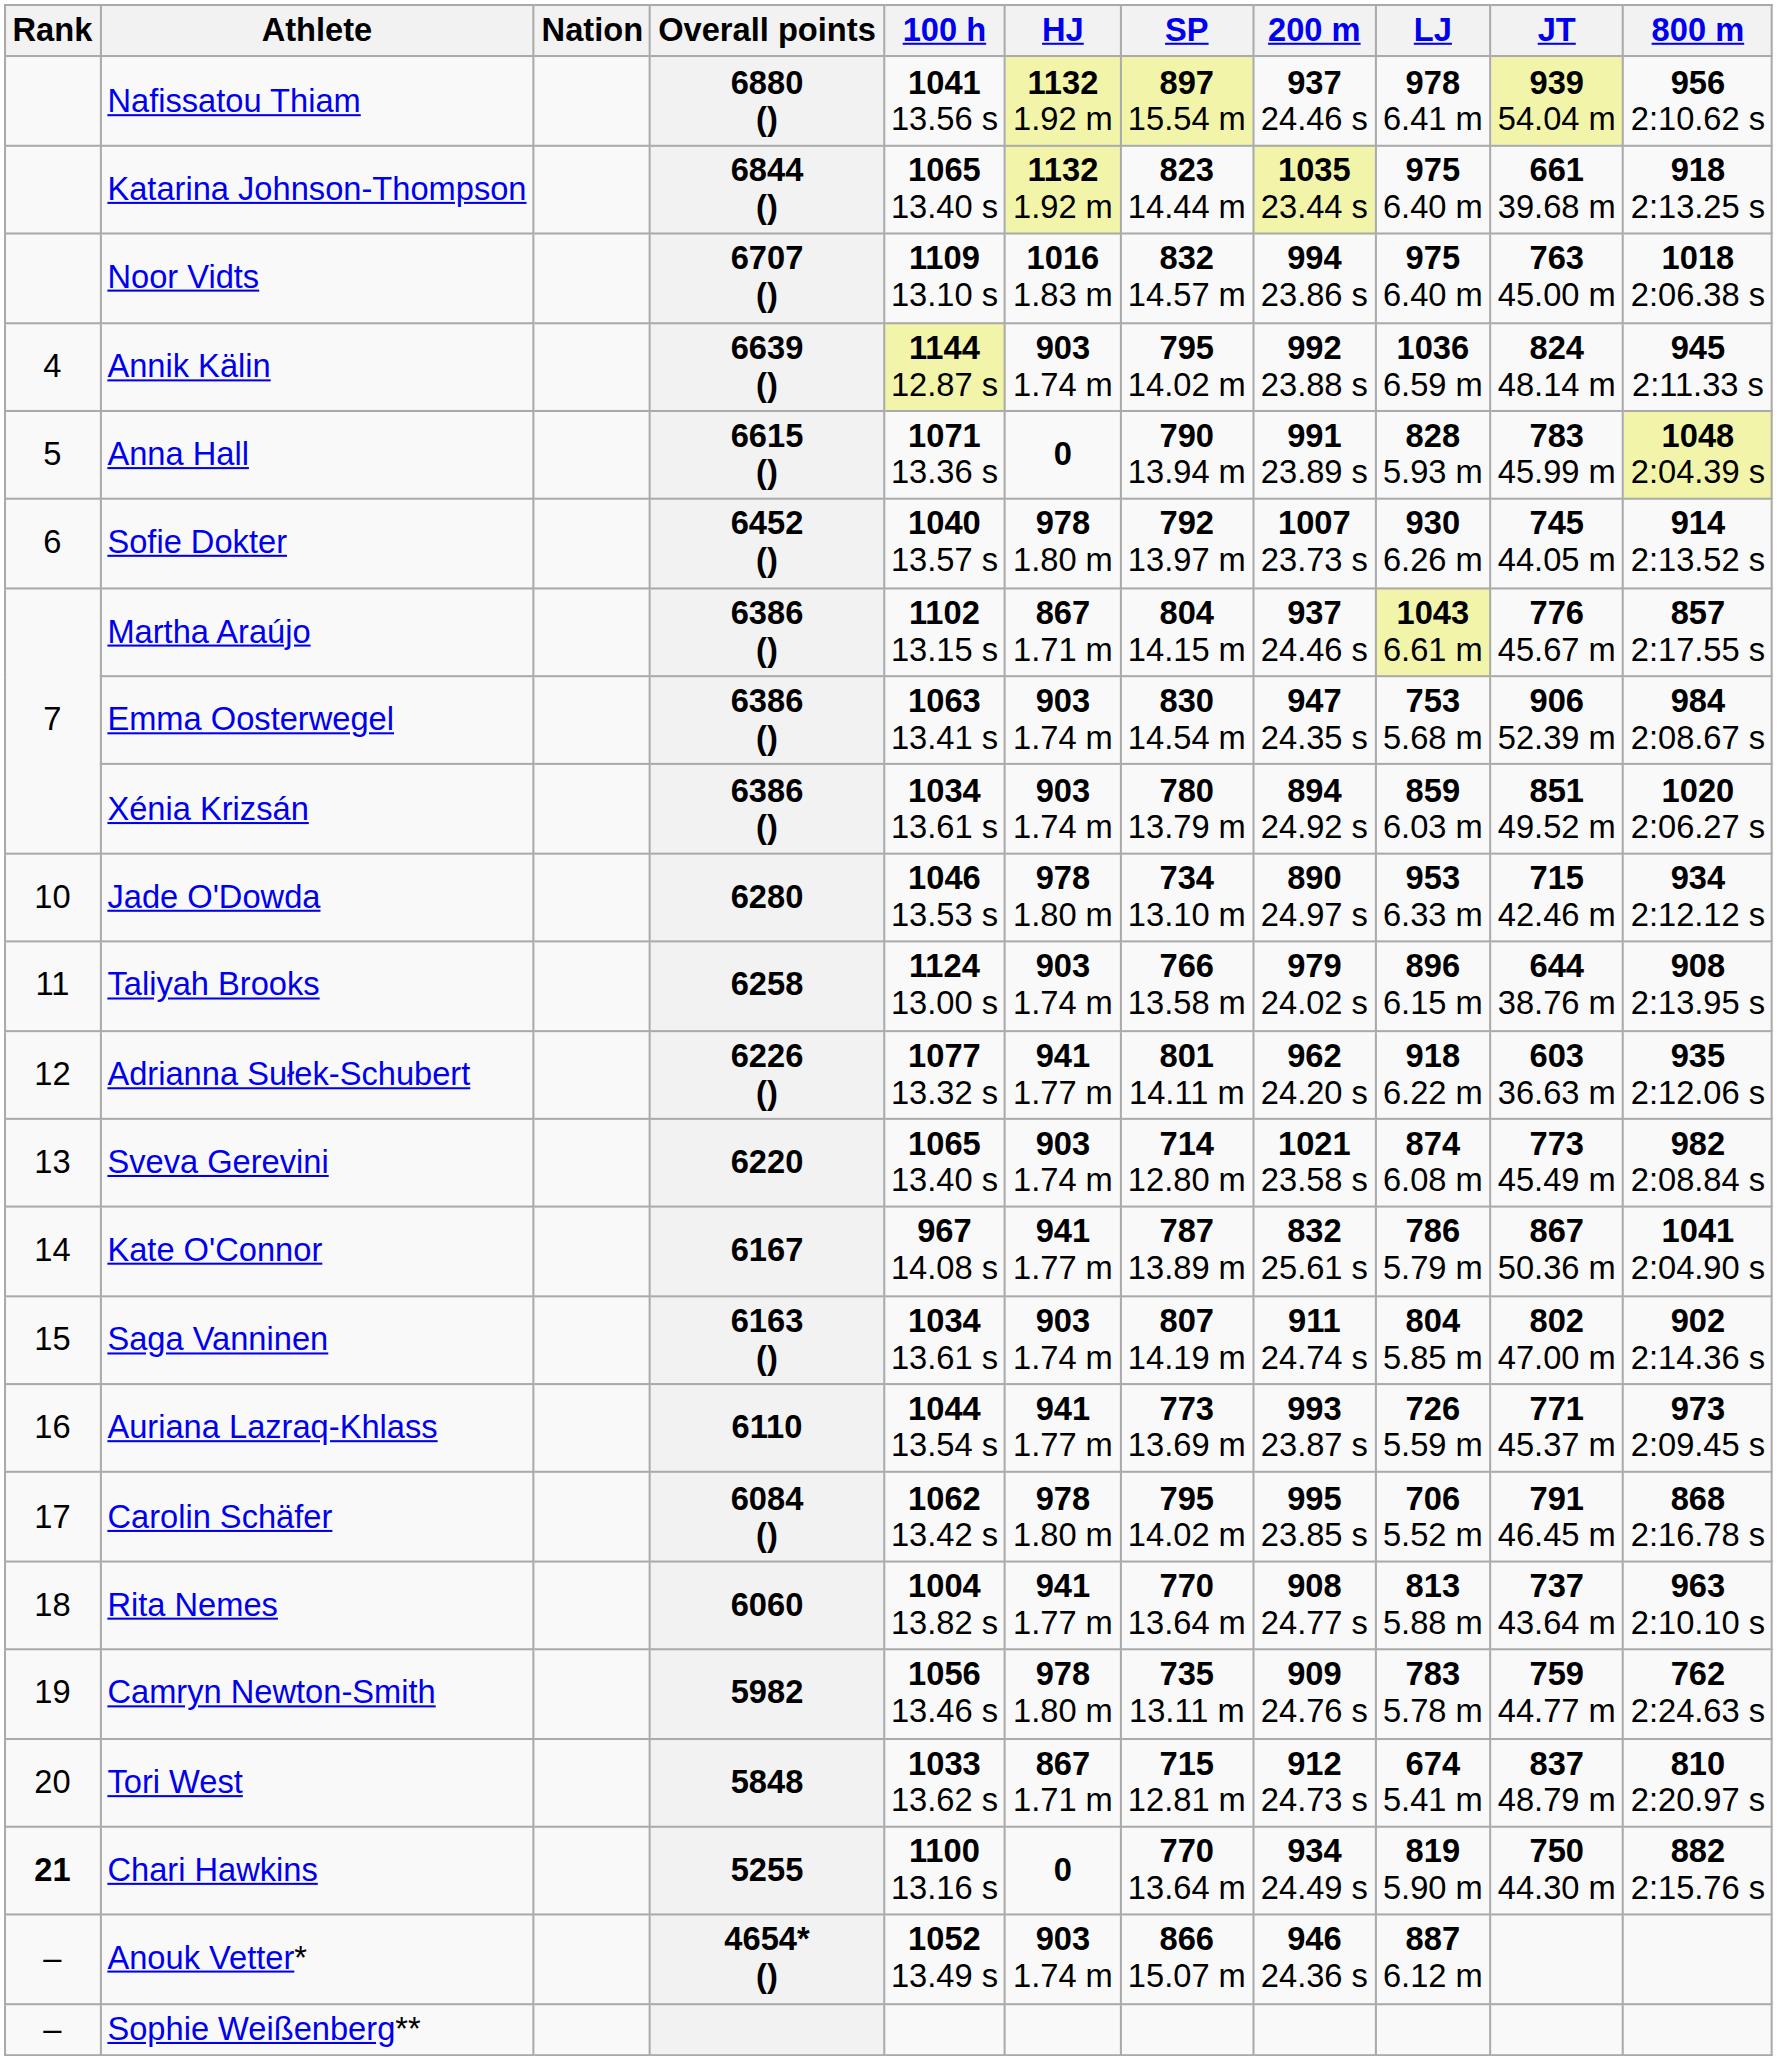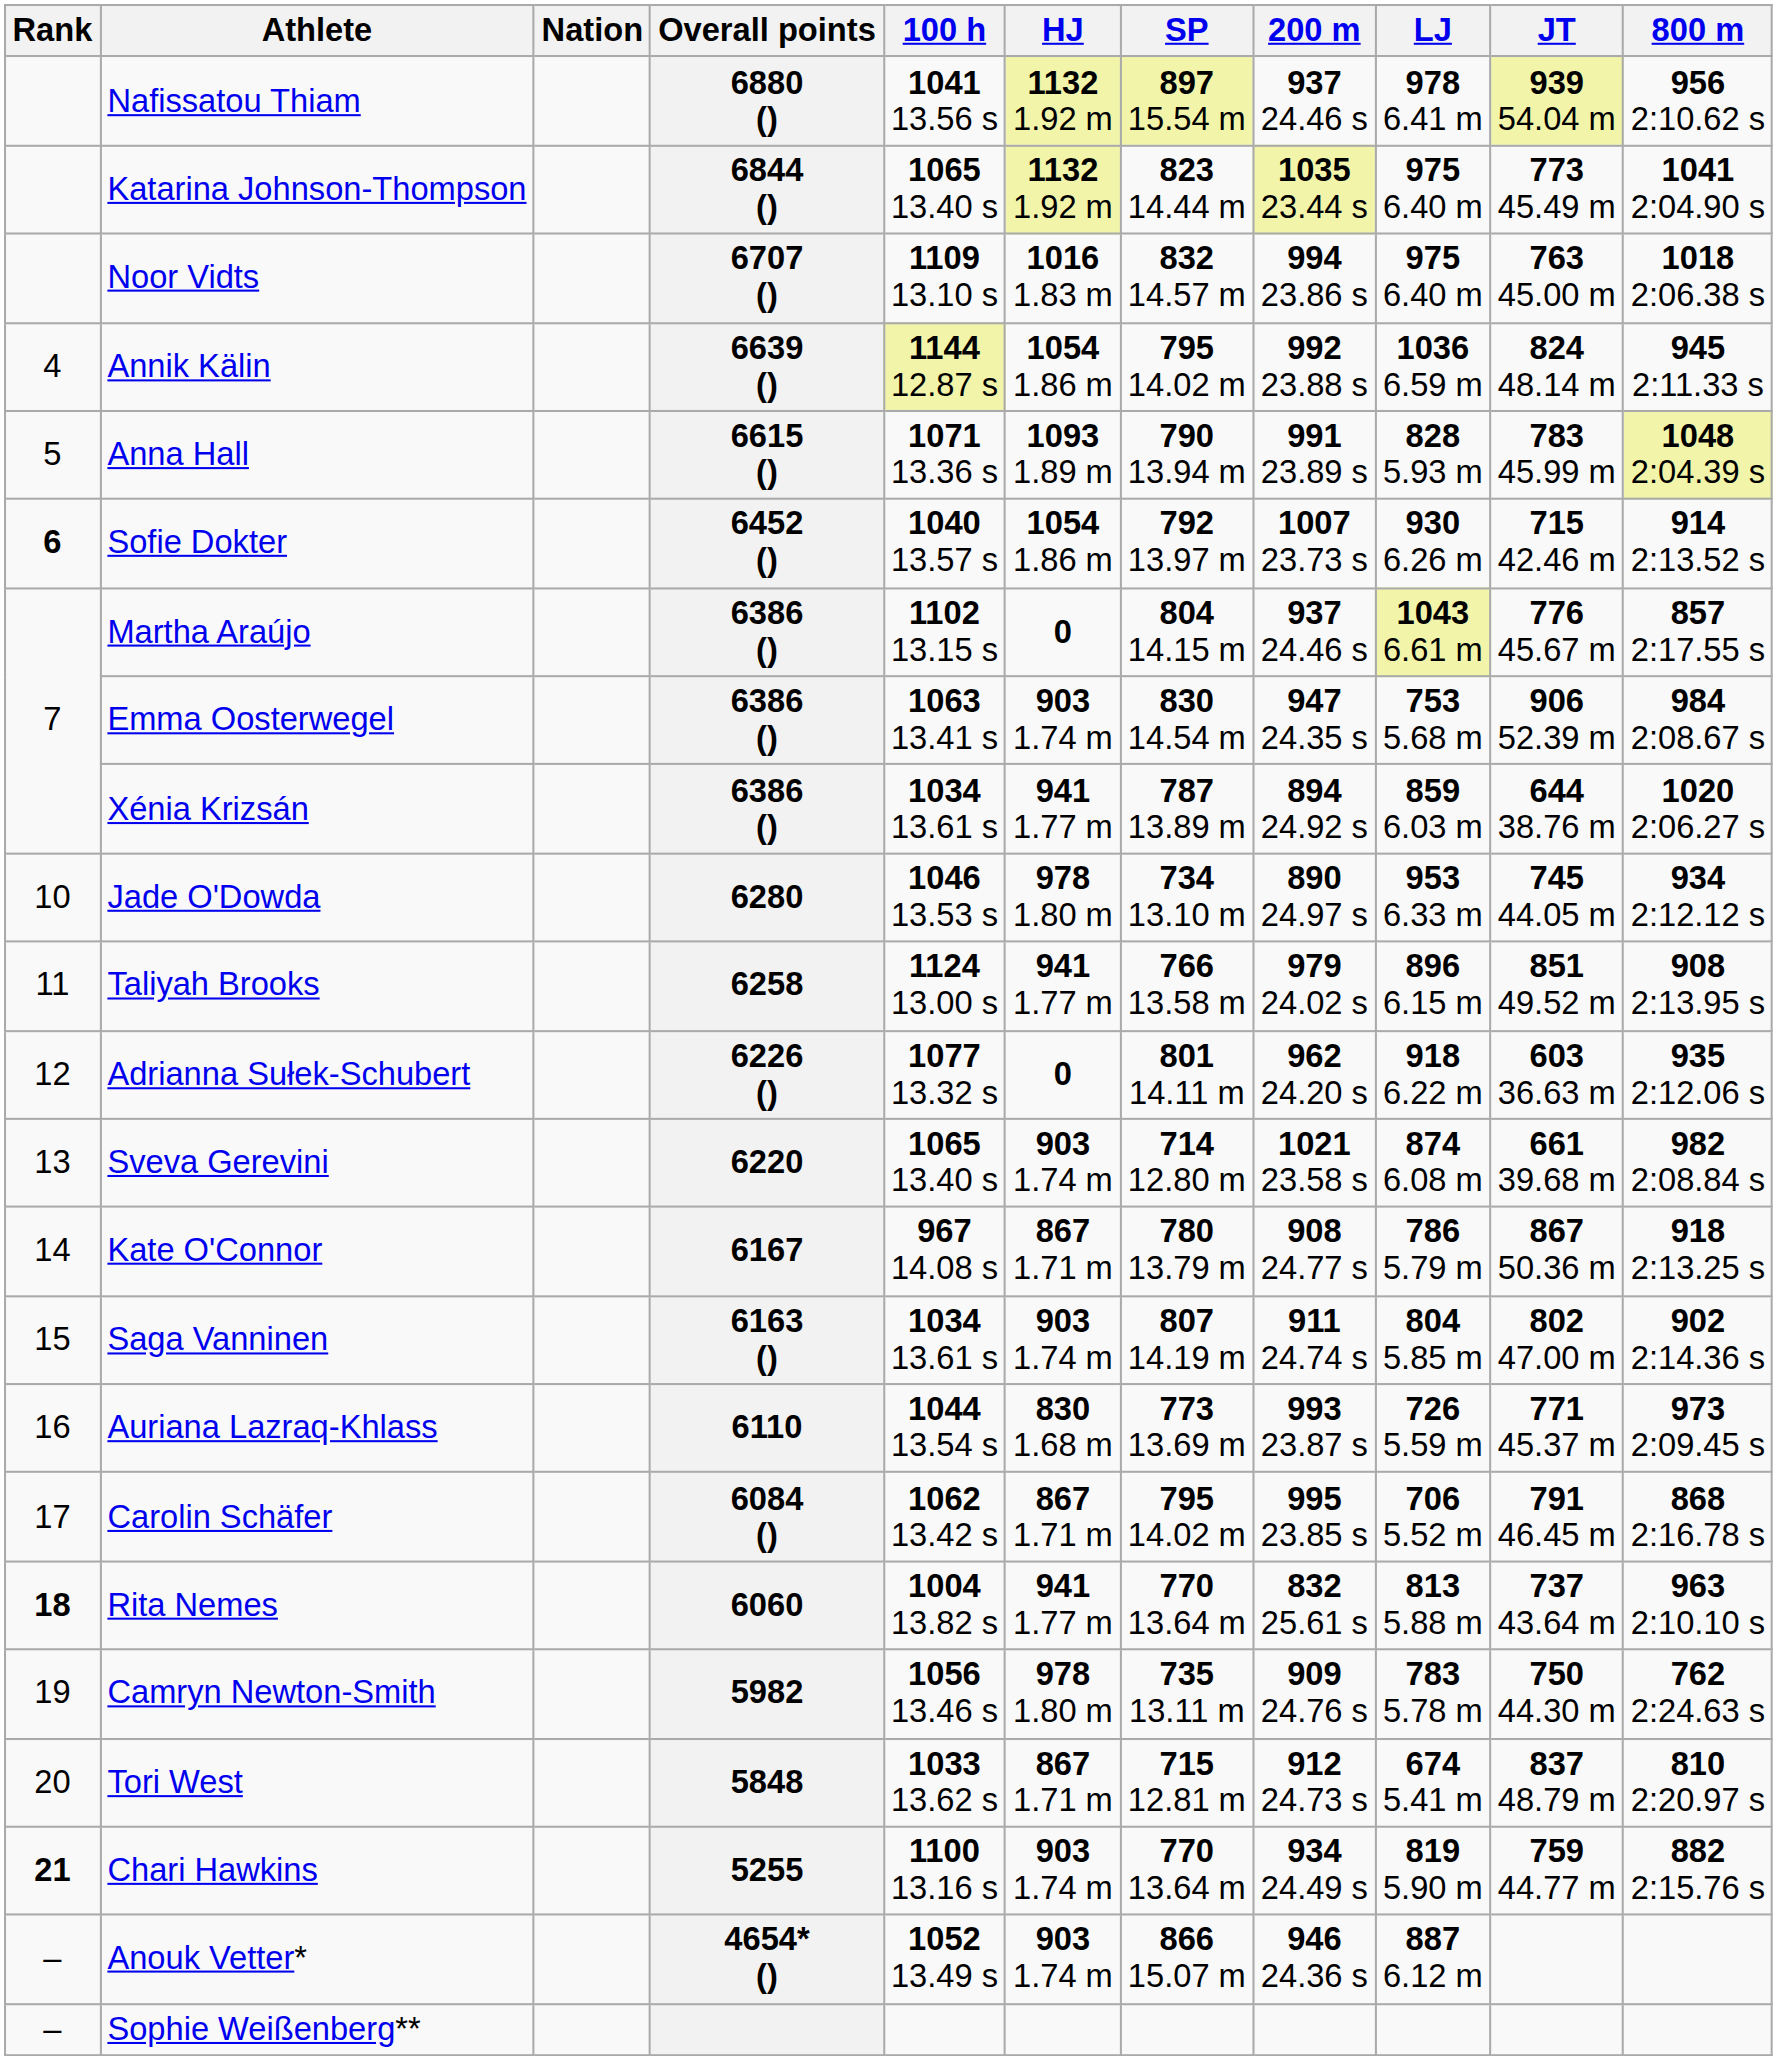(1557, 188) 661 39.68 m -> (1557, 188) 773 45.49 m
(1698, 188) 918 2:13.25 s -> (1698, 188) 1041 2:04.90 s
(1063, 365) 903 1.74 m -> (1063, 365) 1054 1.86 m
(1063, 454) 0 -> (1063, 454) 1093 1.89 m
(52, 542) normal -> (52, 542) bold
(1063, 542) 978 1.80 m -> (1063, 542) 1054 1.86 m
(1557, 542) 745 44.05 m -> (1557, 542) 715 42.46 m
(1063, 631) 867 1.71 m -> (1063, 631) 0
(1063, 808) 903 1.74 m -> (1063, 808) 941 1.77 m
(1187, 808) 780 13.79 m -> (1187, 808) 787 13.89 m
(1557, 808) 851 49.52 m -> (1557, 808) 644 38.76 m
(1557, 896) 715 42.46 m -> (1557, 896) 745 44.05 m
(1063, 985) 903 1.74 m -> (1063, 985) 941 1.77 m
(1557, 985) 644 38.76 m -> (1557, 985) 851 49.52 m
(1063, 1073) 941 1.77 m -> (1063, 1073) 0
(1557, 1162) 773 45.49 m -> (1557, 1162) 661 39.68 m
(1063, 1250) 941 1.77 m -> (1063, 1250) 867 1.71 m
(1187, 1250) 787 13.89 m -> (1187, 1250) 780 13.79 m
(1314, 1250) 832 25.61 s -> (1314, 1250) 908 24.77 s
(1698, 1250) 1041 2:04.90 s -> (1698, 1250) 918 2:13.25 s
(1063, 1427) 941 1.77 m -> (1063, 1427) 830 1.68 m
(1063, 1516) 978 1.80 m -> (1063, 1516) 867 1.71 m
(52, 1604) normal -> (52, 1604) bold
(1314, 1604) 908 24.77 s -> (1314, 1604) 832 25.61 s
(1557, 1693) 759 44.77 m -> (1557, 1693) 750 44.30 m
(1063, 1870) 0 -> (1063, 1870) 903 1.74 m
(1557, 1870) 750 44.30 m -> (1557, 1870) 759 44.77 m
